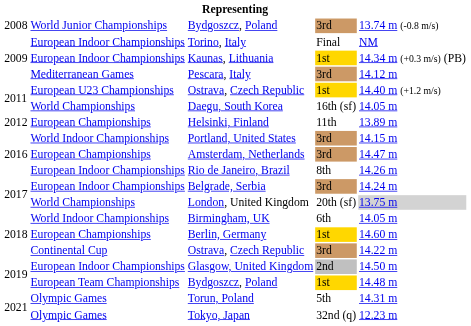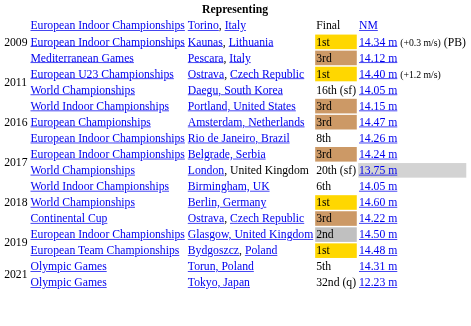- row: (233, 25)
- row: (228, 122)
(91, 234) European Championships -> (83, 202) World Championships
